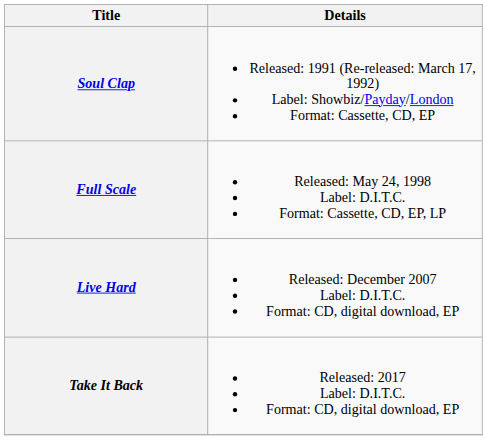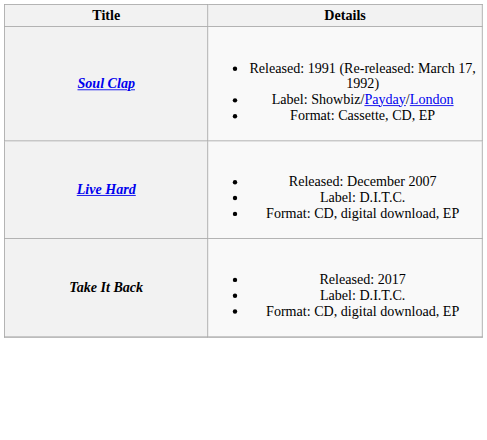- row: (106, 189)
